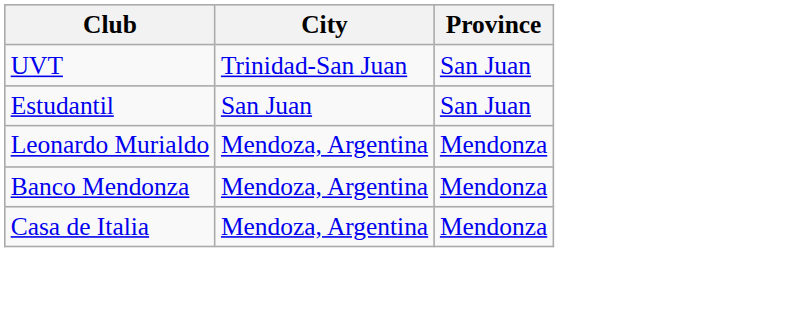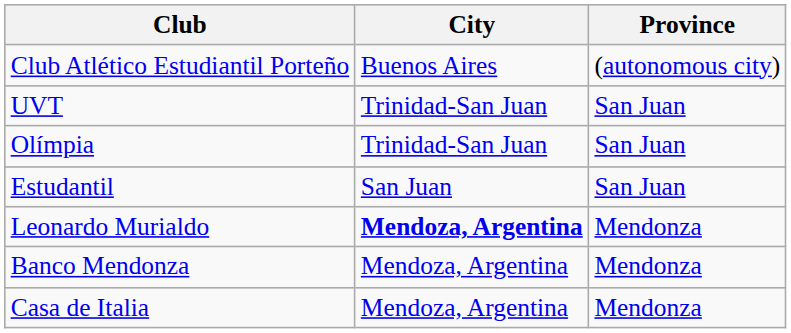+ row: (180, 65)
+ row: (52, 145)
(325, 145) normal -> (472, 226) bold
